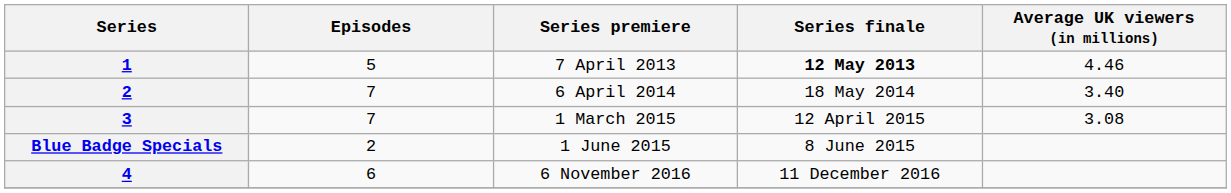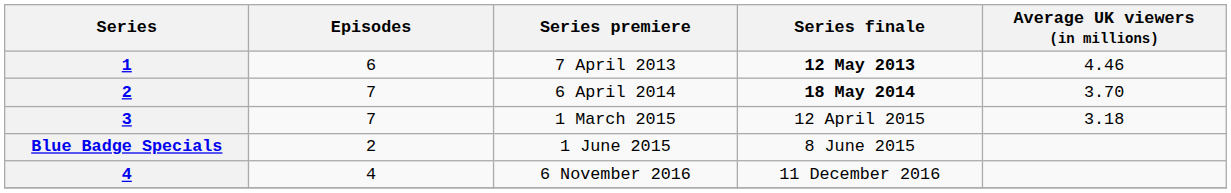(371, 65) 5 -> (371, 65) 6
(860, 92) normal -> (860, 92) bold
(1104, 92) 3.40 -> (1104, 92) 3.70
(1104, 120) 3.08 -> (1104, 120) 3.18
(371, 174) 6 -> (371, 174) 4
